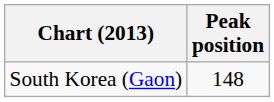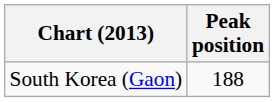(228, 79) 148 -> (228, 79) 188
